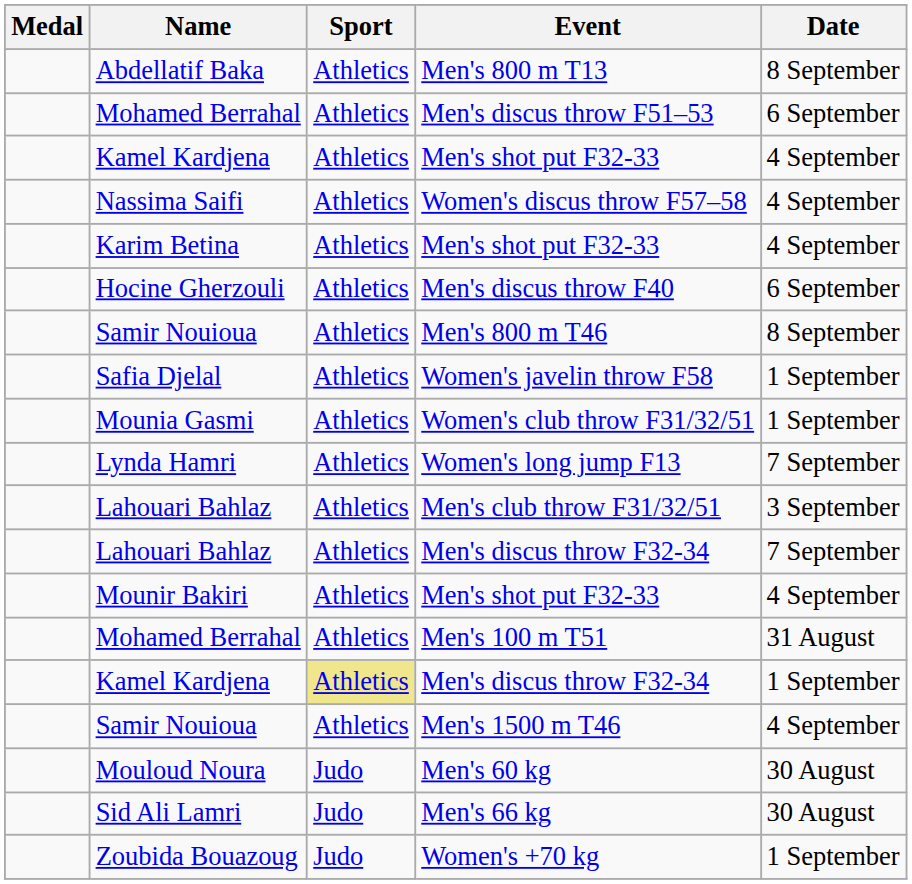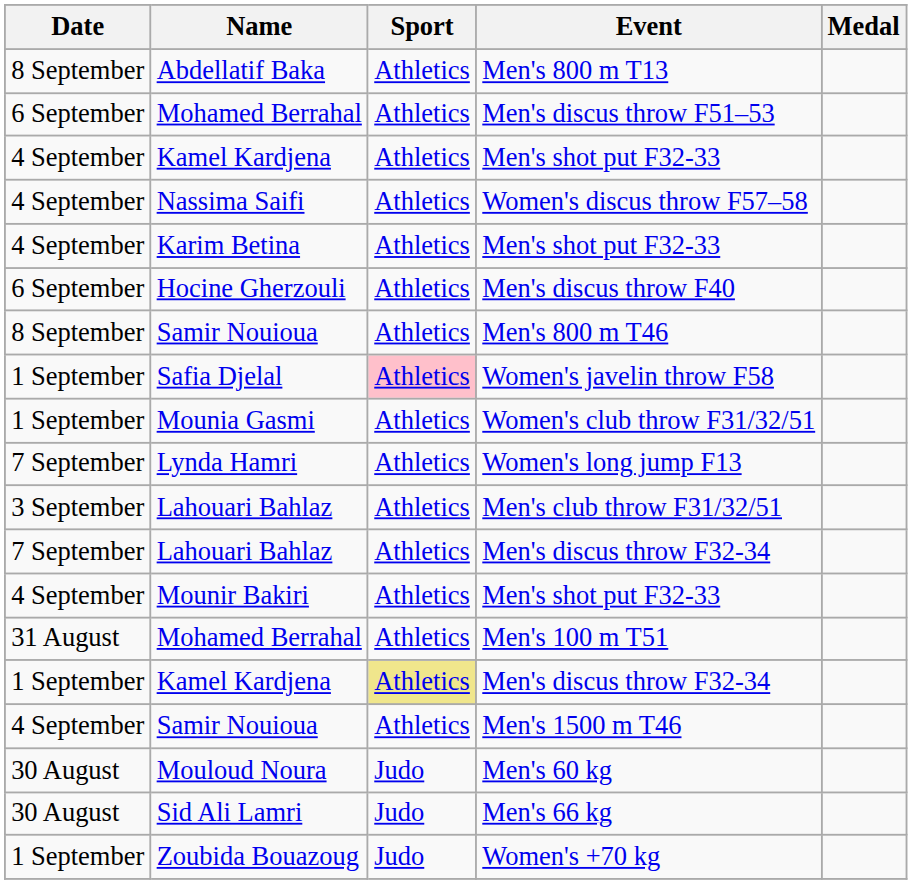columns swapped: (47, 26) <-> (833, 26)
(361, 376) no background -> (422, 376) pink background
